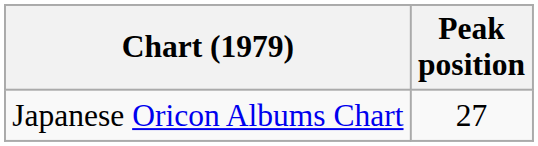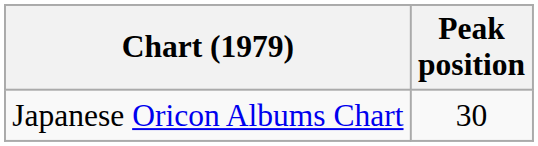(472, 114) 27 -> (472, 114) 30
